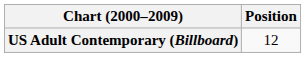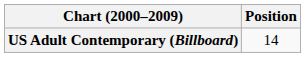(271, 40) 12 -> (271, 40) 14
